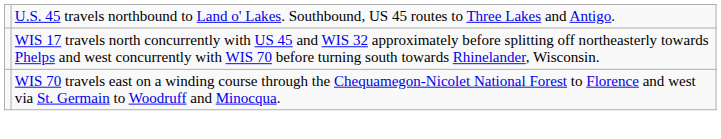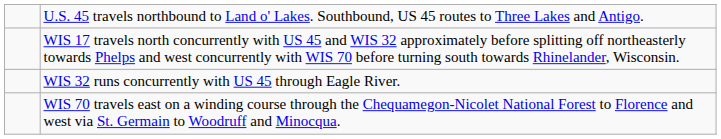+ row: (222, 81)
